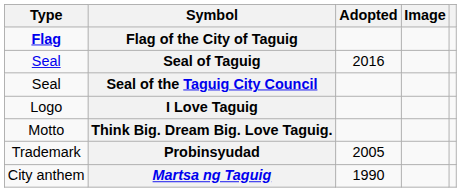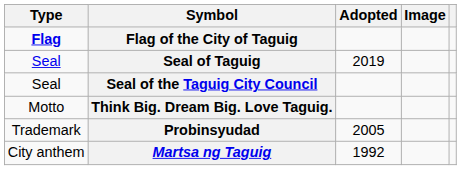(368, 61) 2016 -> (368, 61) 2019
- row: (212, 107)
(368, 175) 1990 -> (368, 152) 1992
